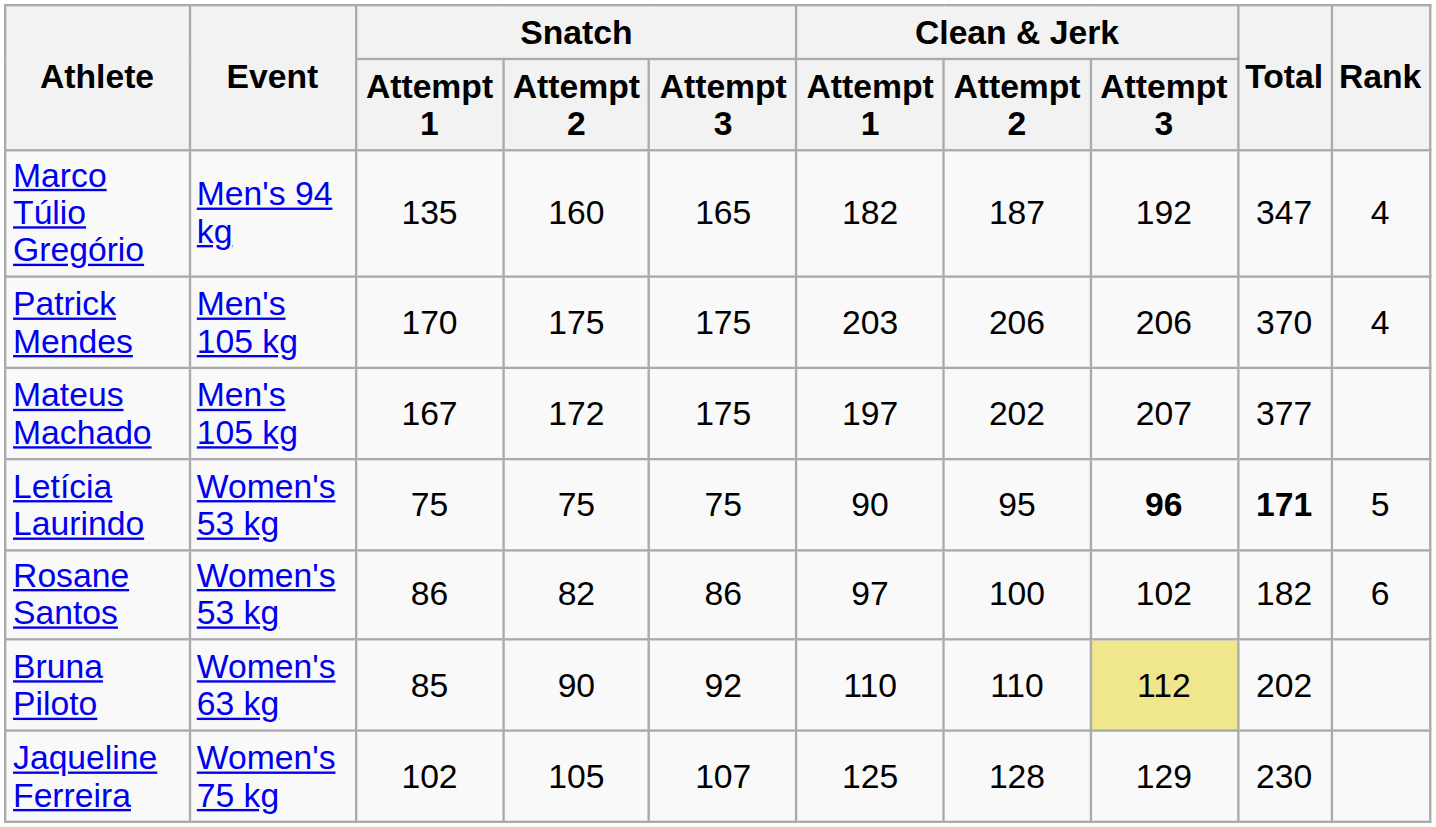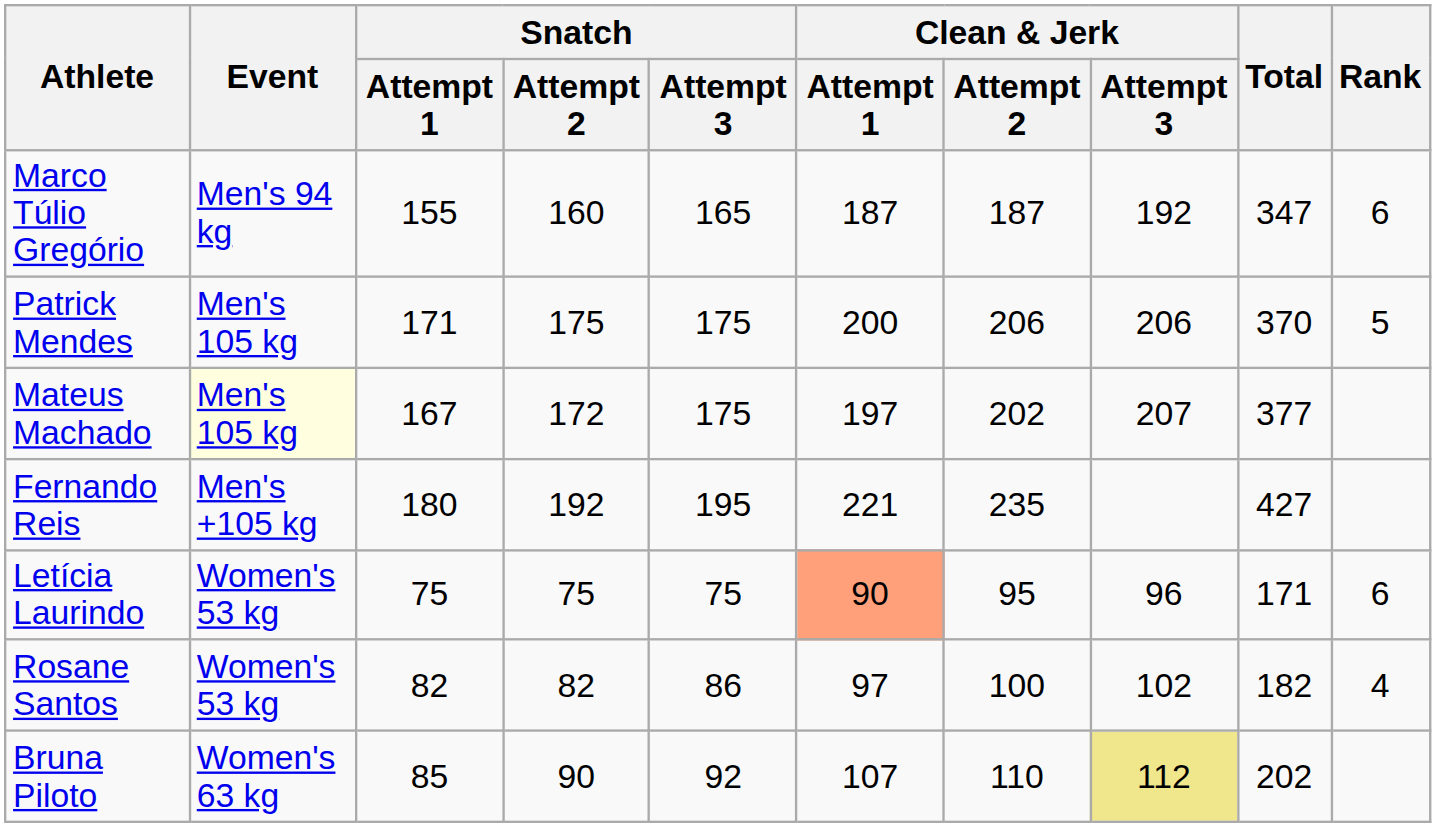(429, 214) 135 -> (429, 214) 155
(870, 214) 182 -> (870, 214) 187
(1380, 214) 4 -> (1380, 214) 6
(429, 323) 170 -> (429, 323) 171
(870, 323) 203 -> (870, 323) 200
(1380, 323) 4 -> (1380, 323) 5
(247, 414) no background -> (247, 414) lightyellow background
+ row: (85, 504)
(870, 504) no background -> (870, 595) lightsalmon background
(1164, 504) bold -> (1164, 595) normal
(1284, 504) bold -> (1284, 595) normal
(1380, 504) 5 -> (1380, 595) 6
(429, 595) 86 -> (429, 686) 82
(1380, 595) 6 -> (1380, 686) 4
(870, 686) 110 -> (870, 776) 107
- row: (85, 776)
